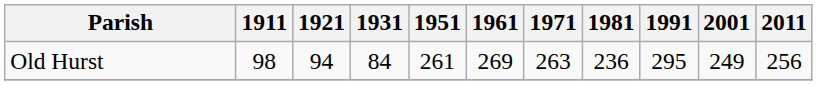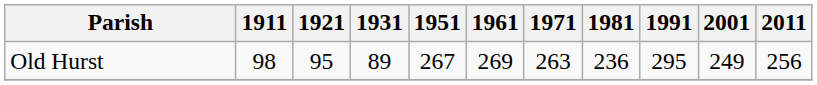(322, 60) 94 -> (322, 60) 95
(379, 60) 84 -> (379, 60) 89
(437, 60) 261 -> (437, 60) 267
